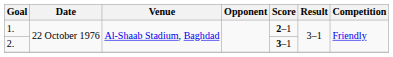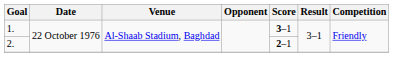(284, 28) 2–1 -> (284, 28) 3–1
(284, 44) 3–1 -> (284, 44) 2–1
